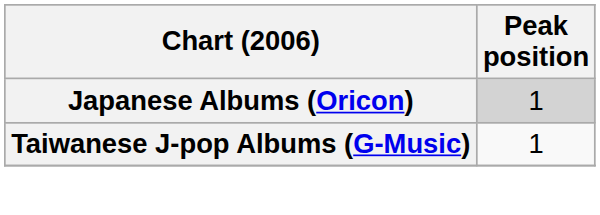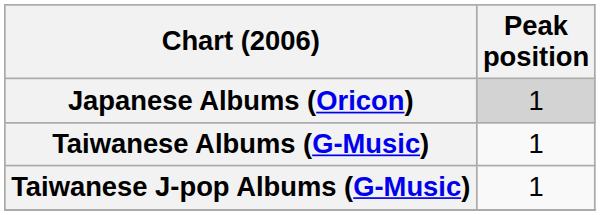+ row: (241, 143)
